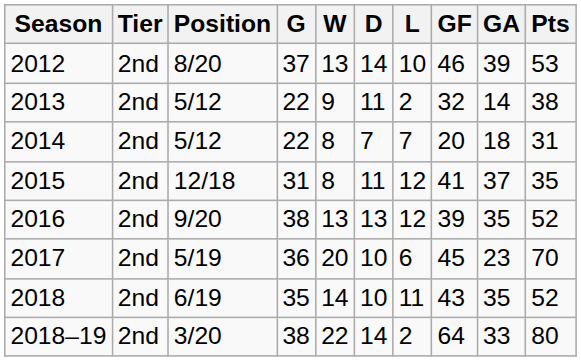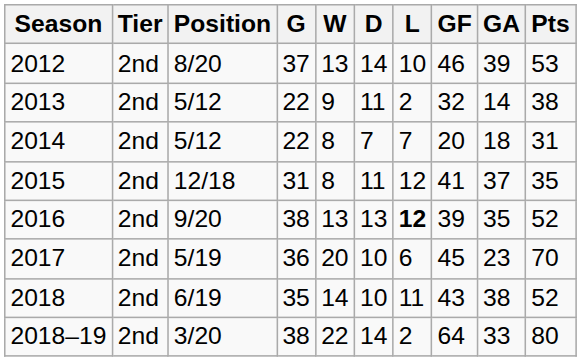(412, 219) normal -> (412, 219) bold
(497, 297) 35 -> (497, 297) 38
